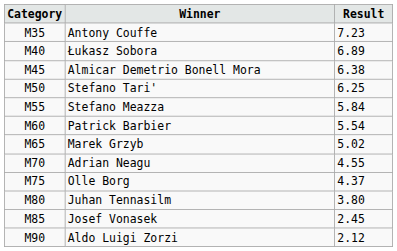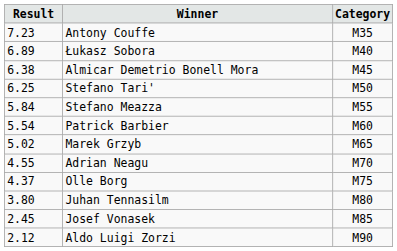columns swapped: (35, 14) <-> (364, 14)
